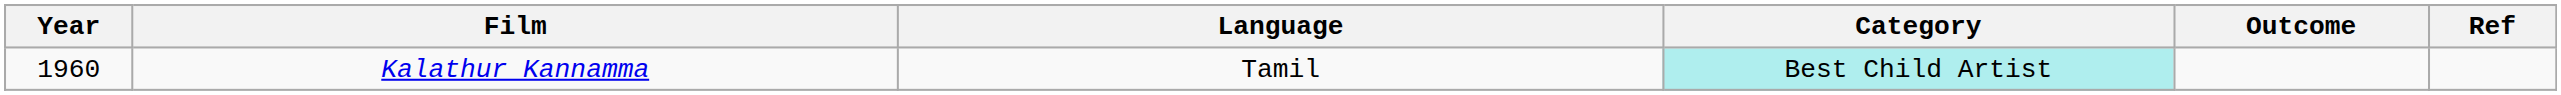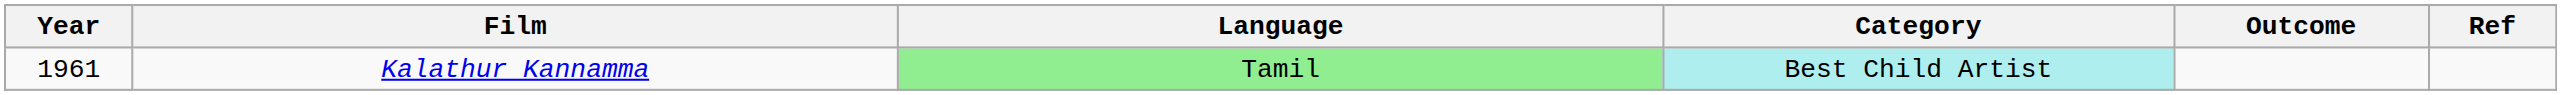(69, 69) 1960 -> (69, 69) 1961
(1281, 69) no background -> (1281, 69) lightgreen background
